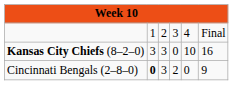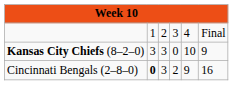(207, 51) 16 -> (204, 51) 9
(187, 70) 0 -> (187, 70) 9
(204, 70) 9 -> (207, 70) 16
